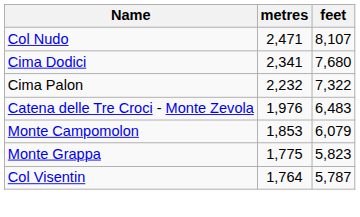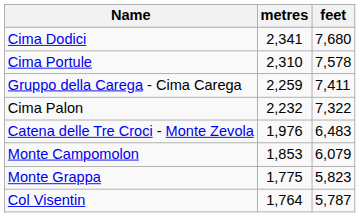- row: (38, 39)
+ row: (50, 62)
+ row: (125, 85)
